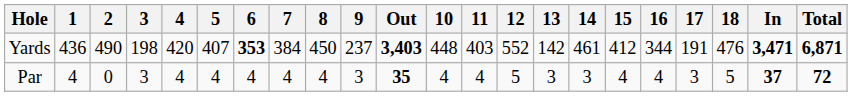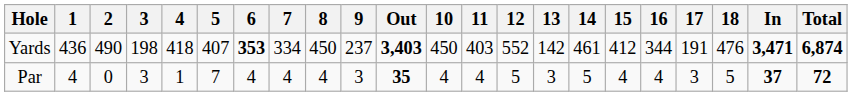(180, 47) 420 -> (180, 47) 418
(287, 47) 384 -> (287, 47) 334
(444, 47) 448 -> (444, 47) 450
(822, 47) 6,871 -> (822, 47) 6,874
(180, 76) 4 -> (180, 76) 1
(216, 76) 4 -> (216, 76) 7
(587, 76) 3 -> (587, 76) 5
